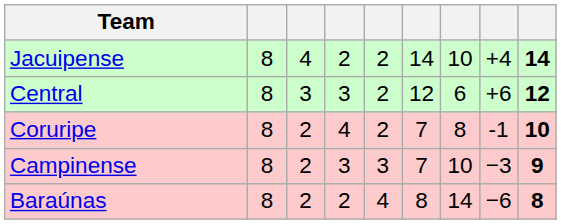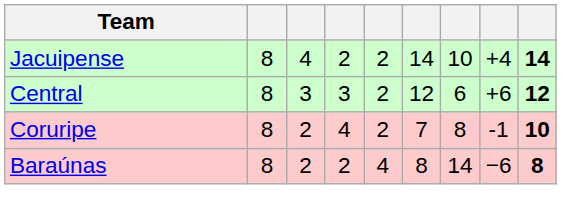- row: (73, 165)
